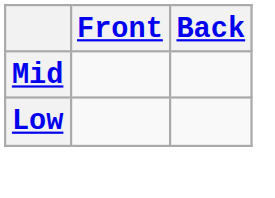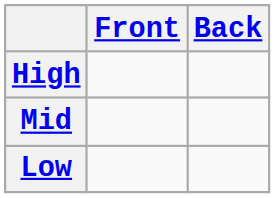+ row: (46, 75)
